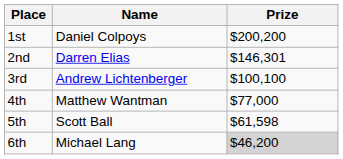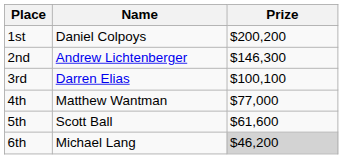(93, 57) Darren Elias -> (121, 57) Andrew Lichtenberger
(258, 57) $146,301 -> (258, 57) $146,300
(121, 79) Andrew Lichtenberger -> (93, 79) Darren Elias
(254, 121) $61,598 -> (254, 121) $61,600
